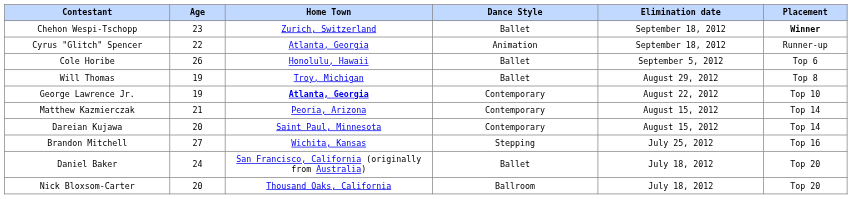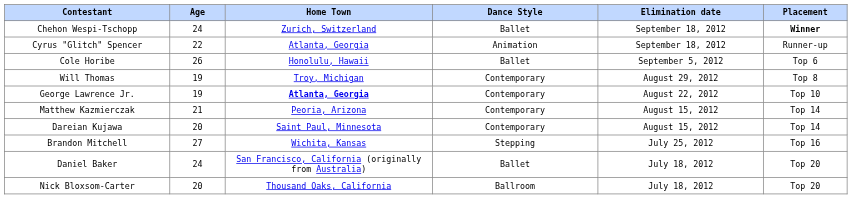(198, 29) 23 -> (198, 29) 24
(515, 78) Ballet -> (515, 78) Contemporary
